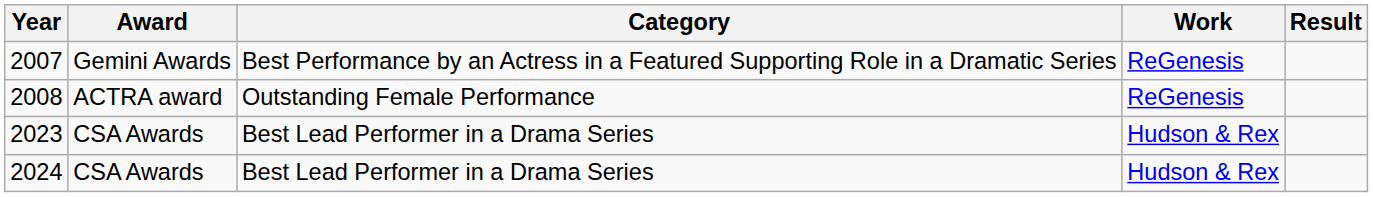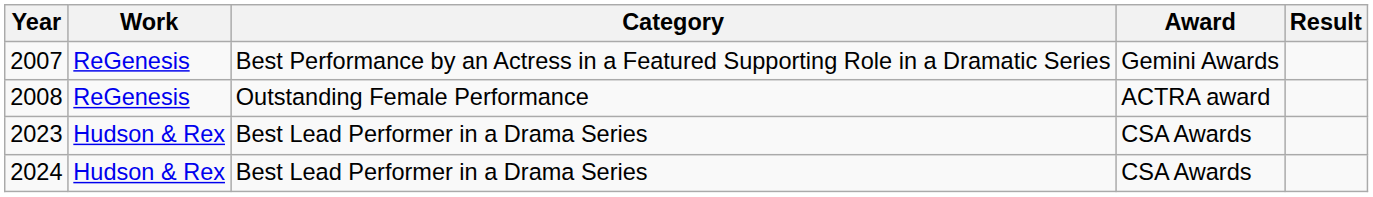columns swapped: (152, 23) <-> (1203, 23)
